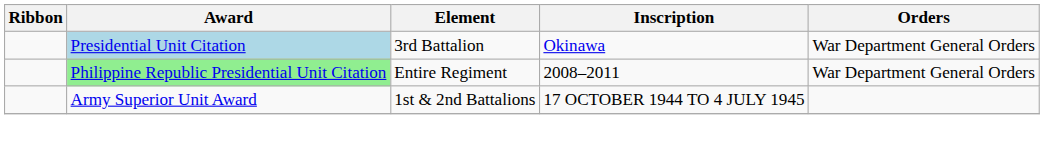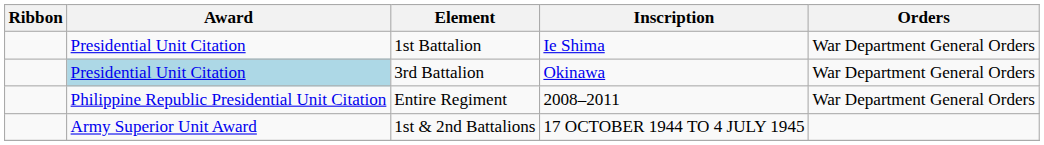+ row: (438, 45)
(228, 72) lightgreen background -> (228, 99) no background
